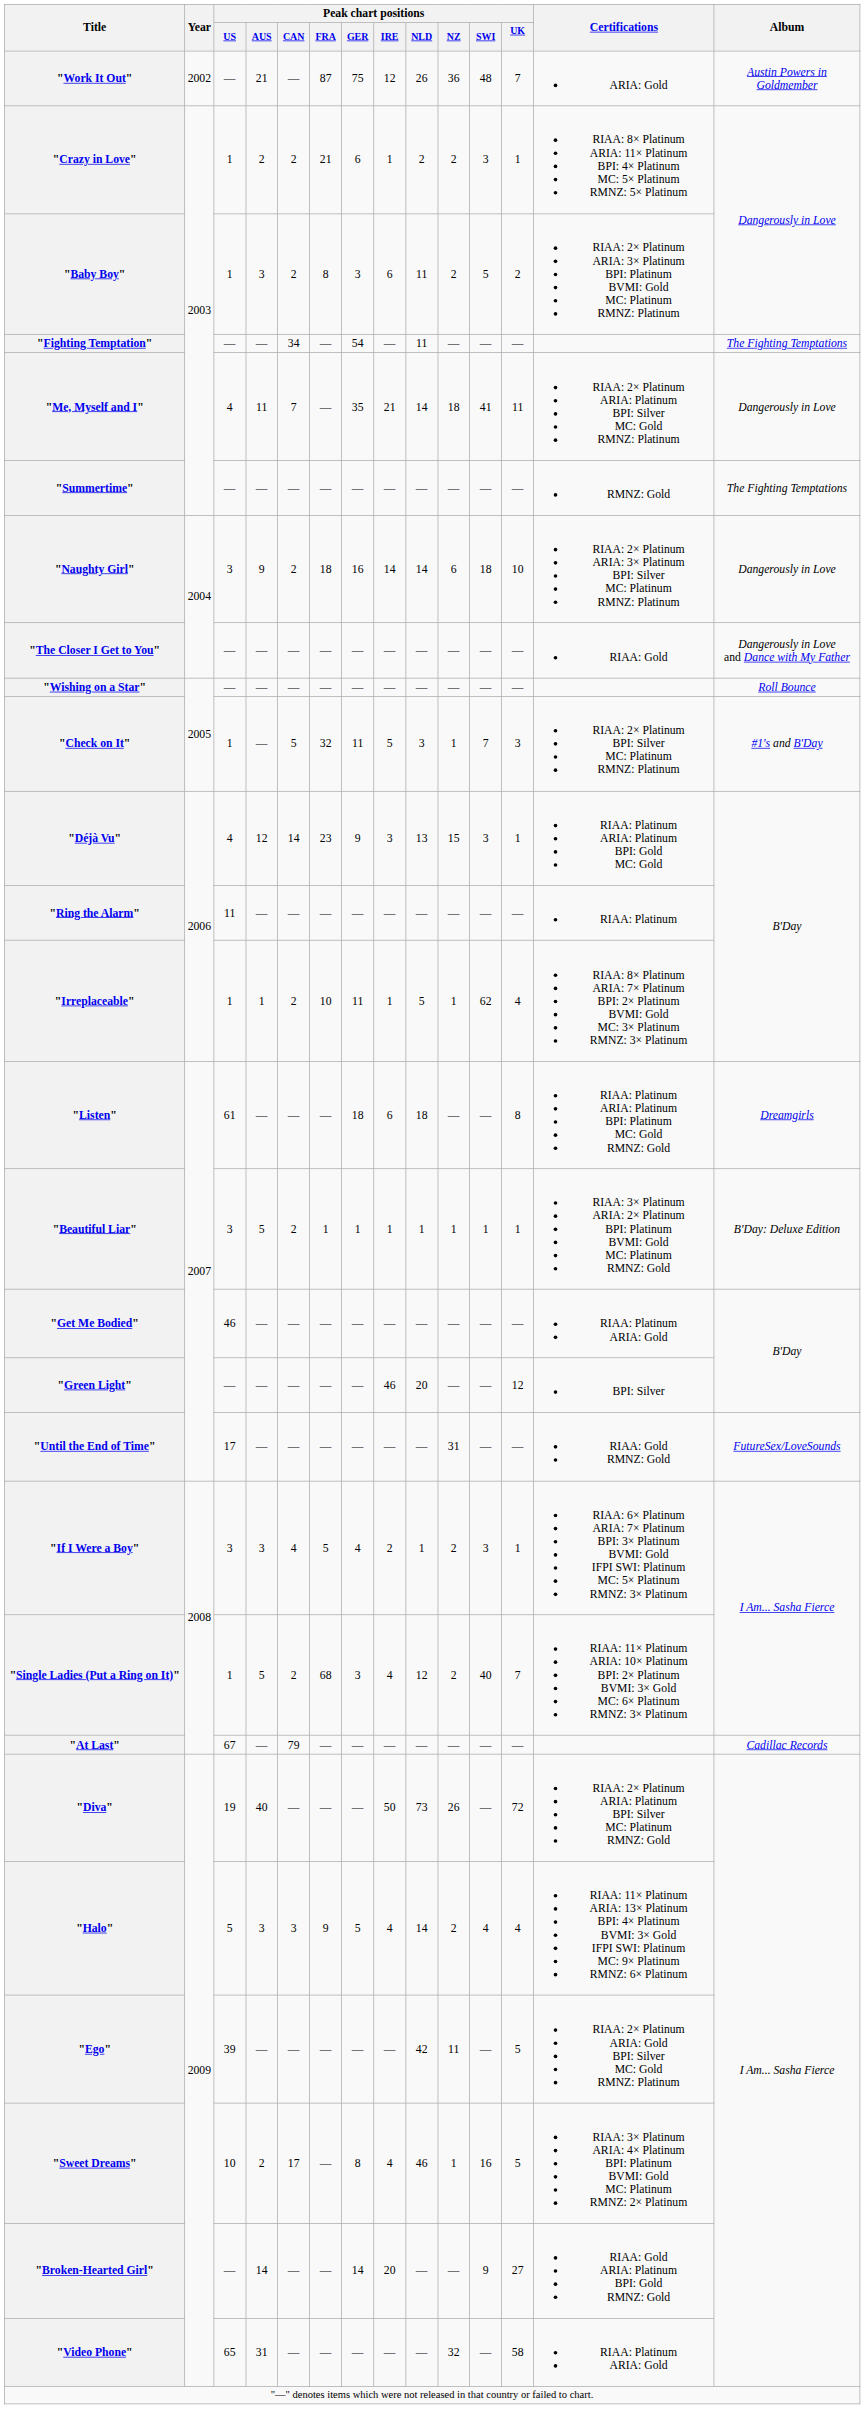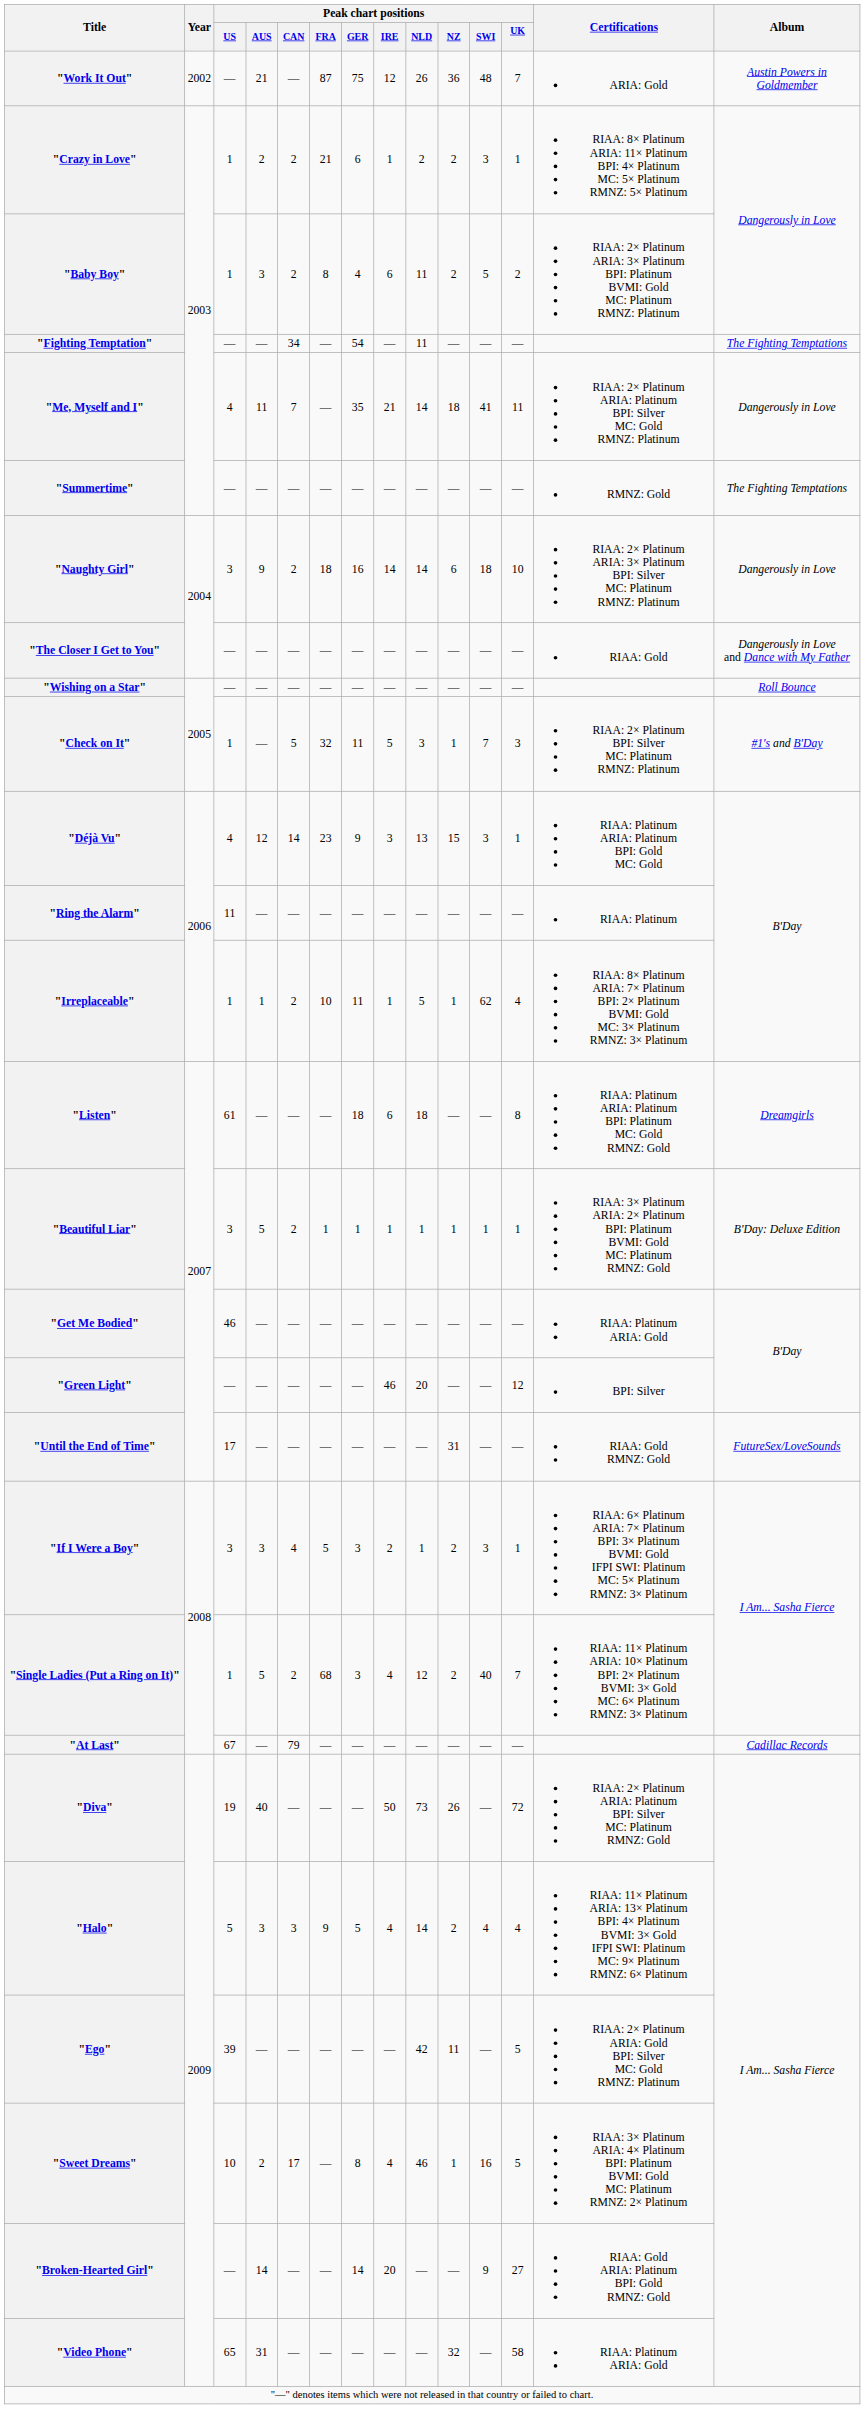(358, 274) 3 -> (358, 274) 4
(358, 1547) 4 -> (358, 1547) 3
